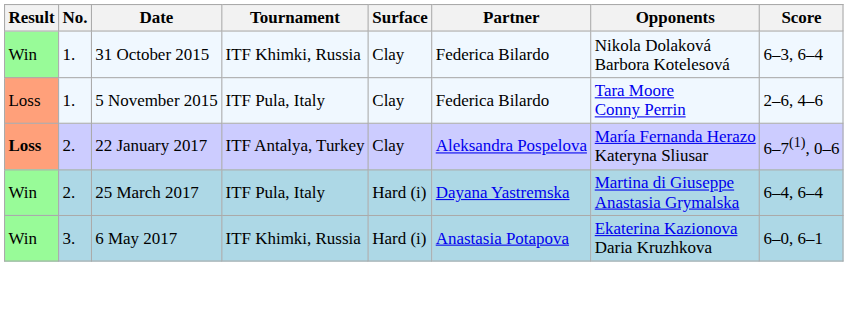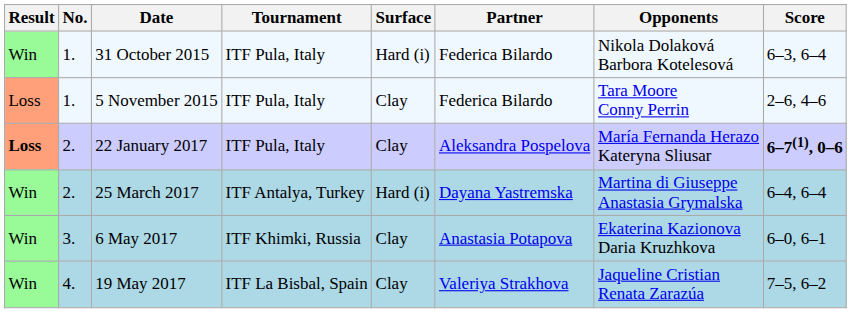(293, 54) ITF Khimki, Russia -> (275, 54) ITF Pula, Italy
(388, 54) Clay -> (403, 54) Hard (i)
(295, 146) ITF Antalya, Turkey -> (275, 146) ITF Pula, Italy
(802, 146) normal -> (805, 146) bold
(275, 192) ITF Pula, Italy -> (295, 192) ITF Antalya, Turkey
(399, 238) Hard (i) -> (392, 238) Clay
+ row: (140, 284)
